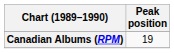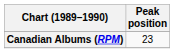(148, 39) 19 -> (148, 39) 23
